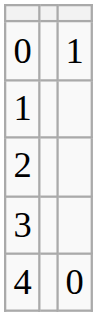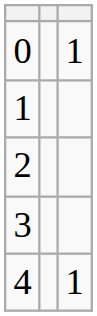(75, 281) 0 -> (75, 281) 1
